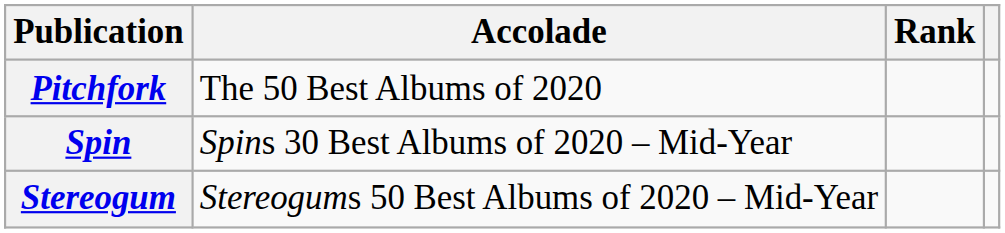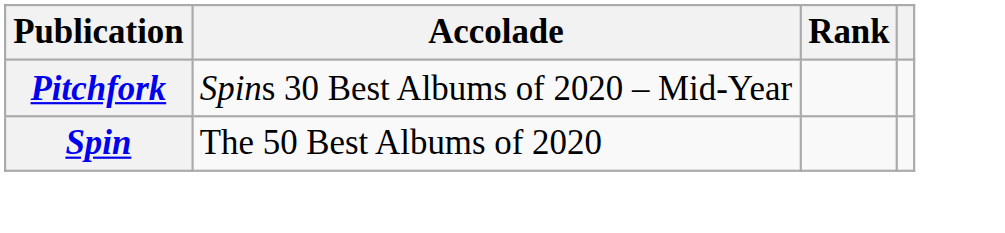(401, 87) The 50 Best Albums of 2020 -> (496, 87) Spins 30 Best Albums of 2020 – Mid-Year
(496, 142) Spins 30 Best Albums of 2020 – Mid-Year -> (401, 142) The 50 Best Albums of 2020
- row: (98, 198)
